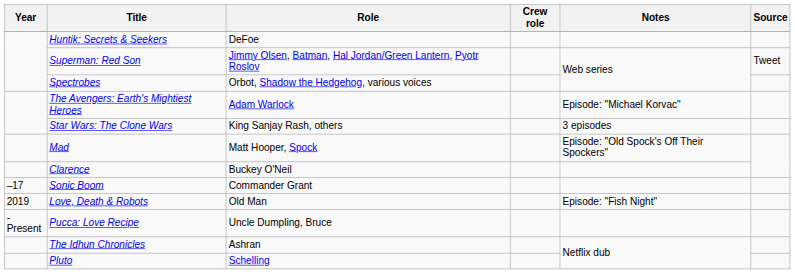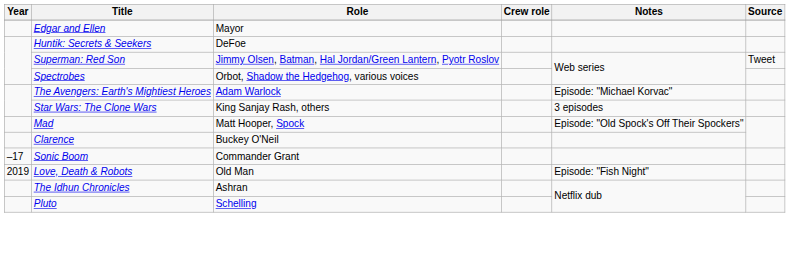+ row: (70, 28)
- row: (94, 223)
